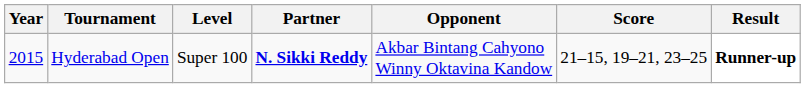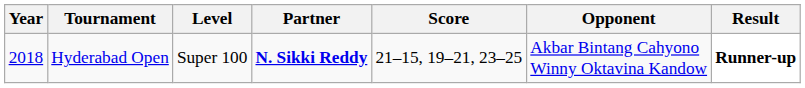columns swapped: (464, 19) <-> (634, 19)
(26, 57) 2015 -> (26, 57) 2018
